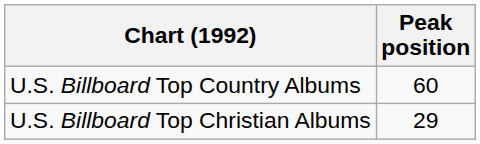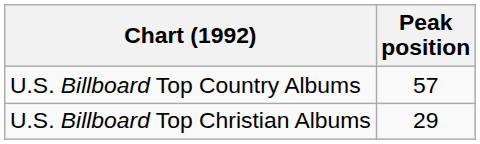(426, 84) 60 -> (426, 84) 57
